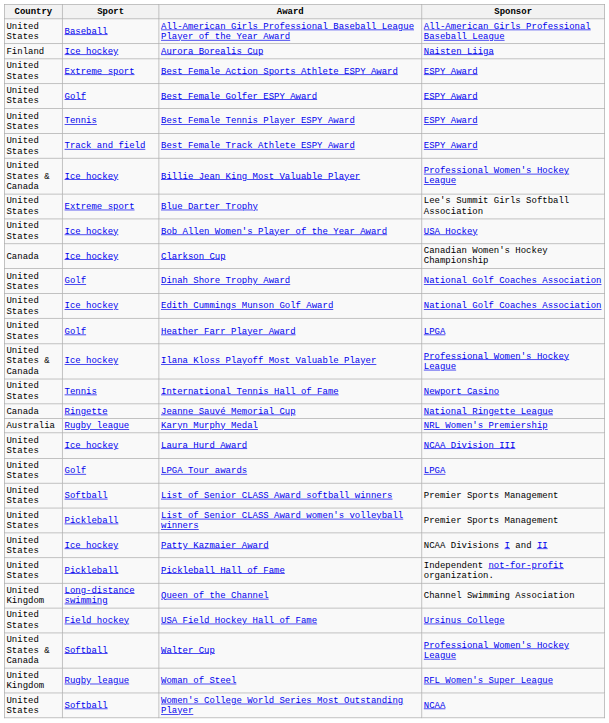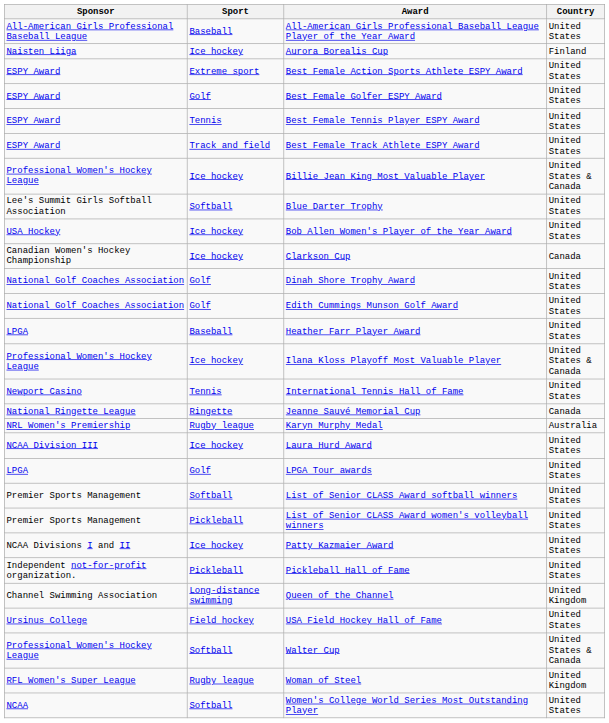columns swapped: (33, 12) <-> (513, 12)
(100, 206) Extreme sport -> (211, 206) Softball
(91, 306) Ice hockey -> (200, 306) Golf
(75, 331) Golf -> (211, 331) Baseball
